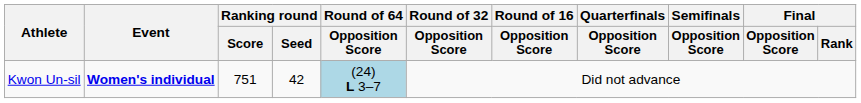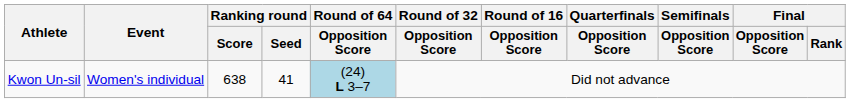(151, 80) bold -> (146, 80) normal
(245, 80) 751 -> (235, 80) 638
(297, 80) 42 -> (286, 80) 41
